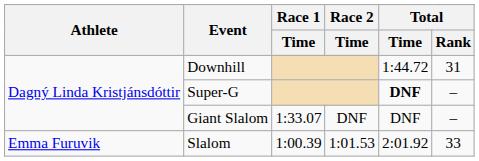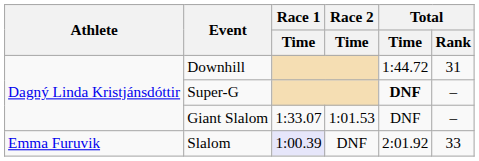(352, 118) DNF -> (352, 118) 1:01.53
(298, 143) no background -> (298, 143) lavender background
(352, 143) 1:01.53 -> (352, 143) DNF
